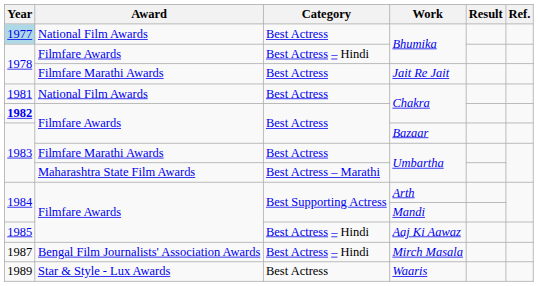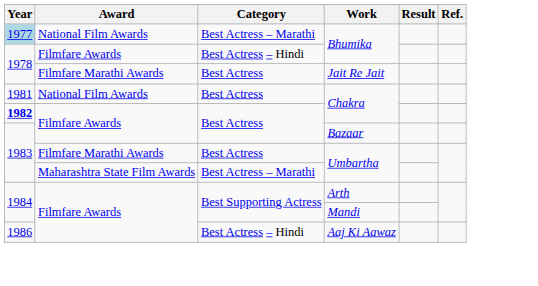(297, 34) Best Actress -> (258, 34) Best Actress – Marathi
(20, 232) 1985 -> (20, 232) 1986
- row: (149, 251)
- row: (104, 271)
